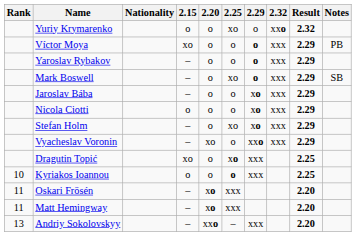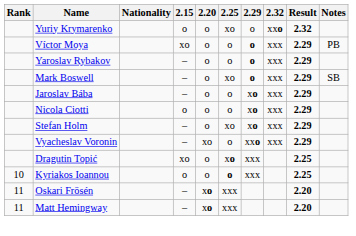- row: (78, 223)
